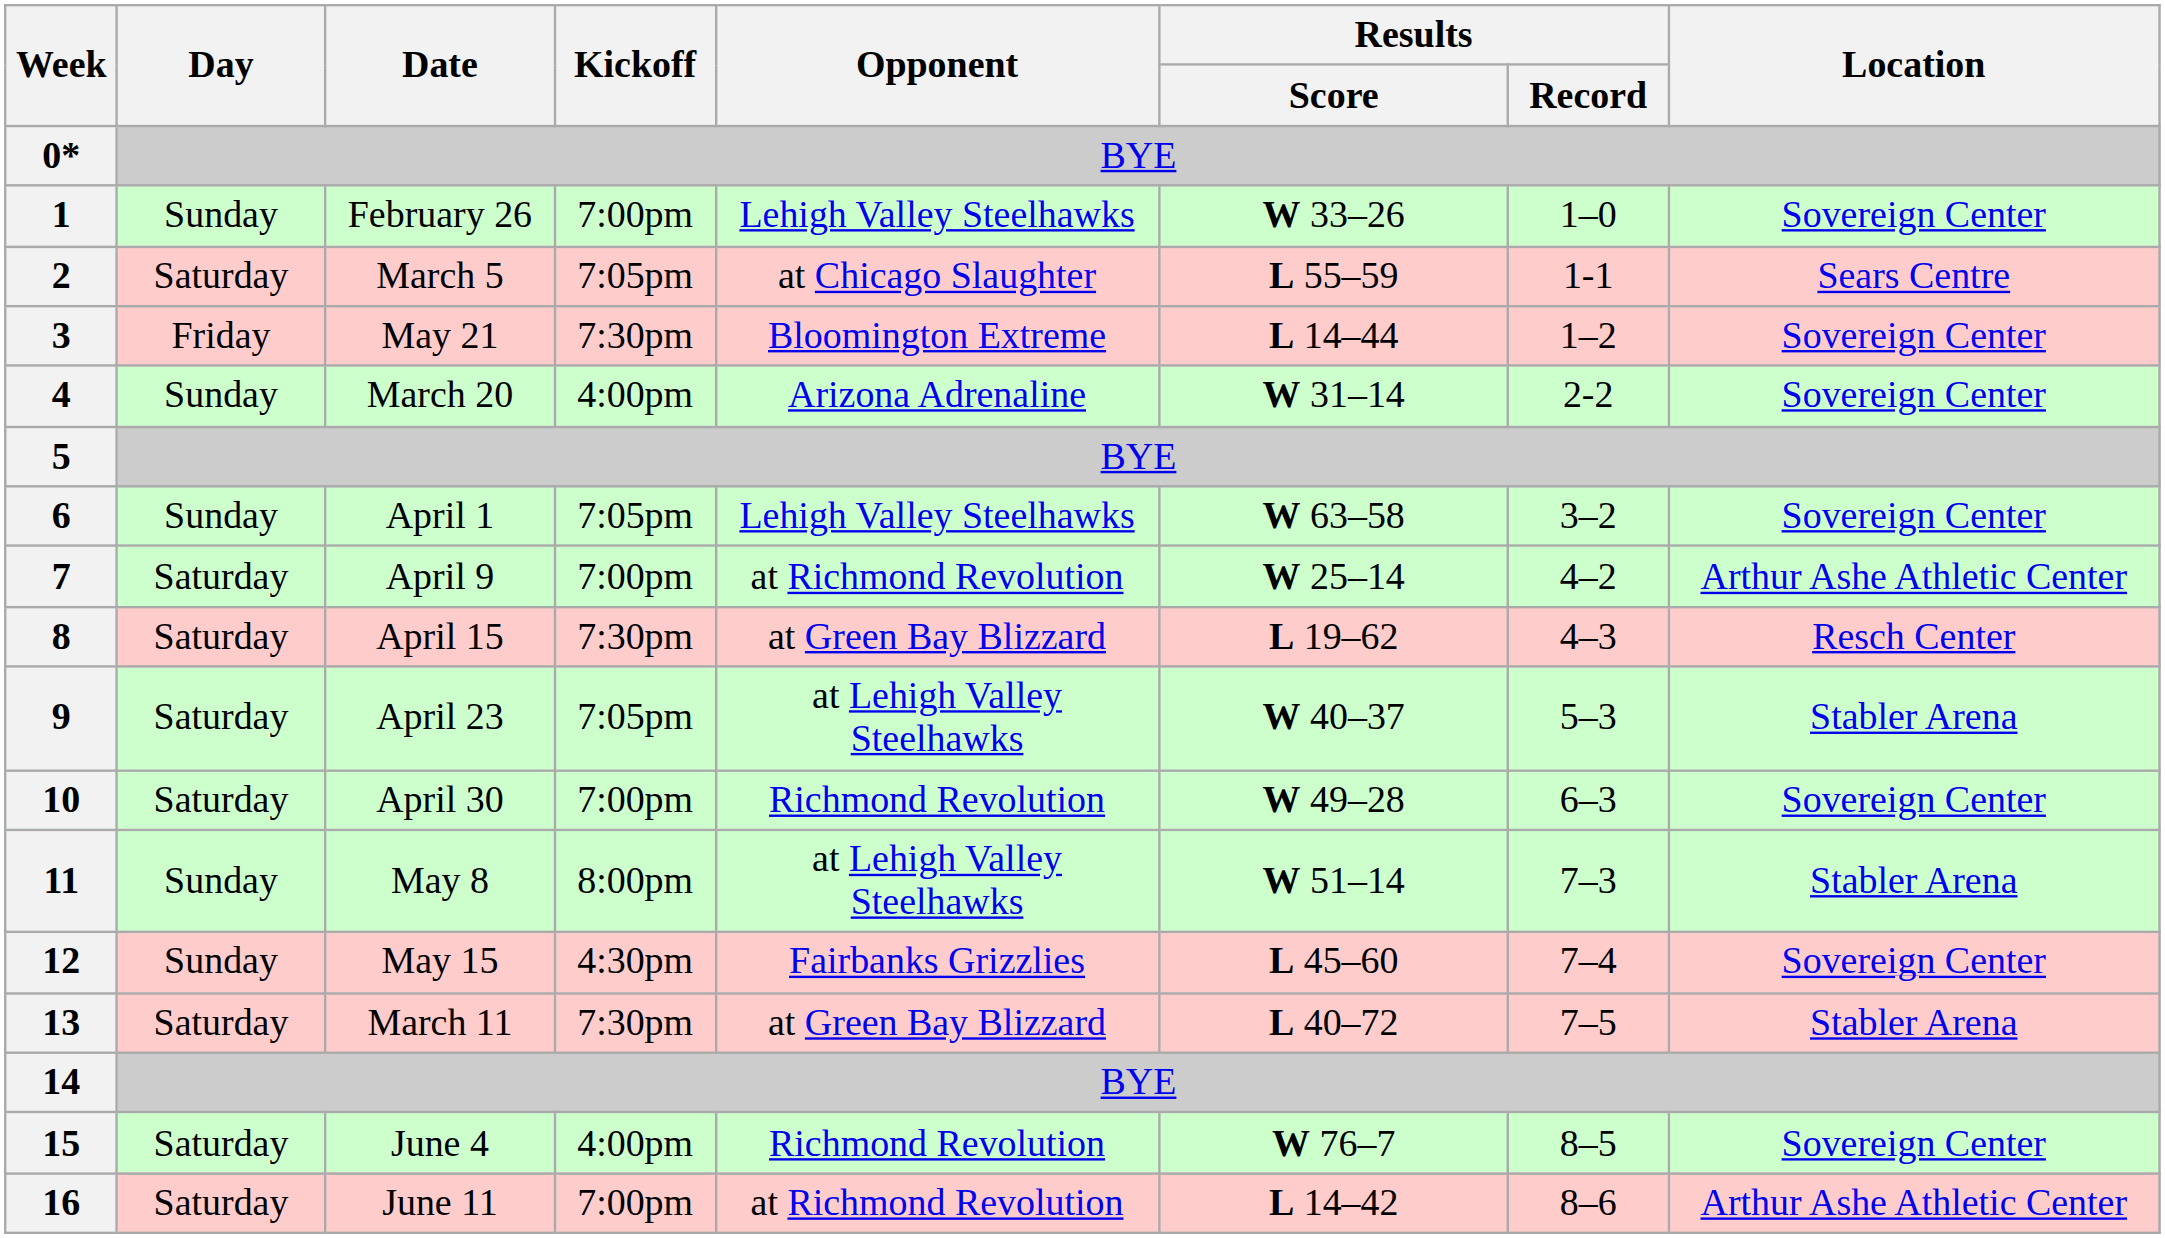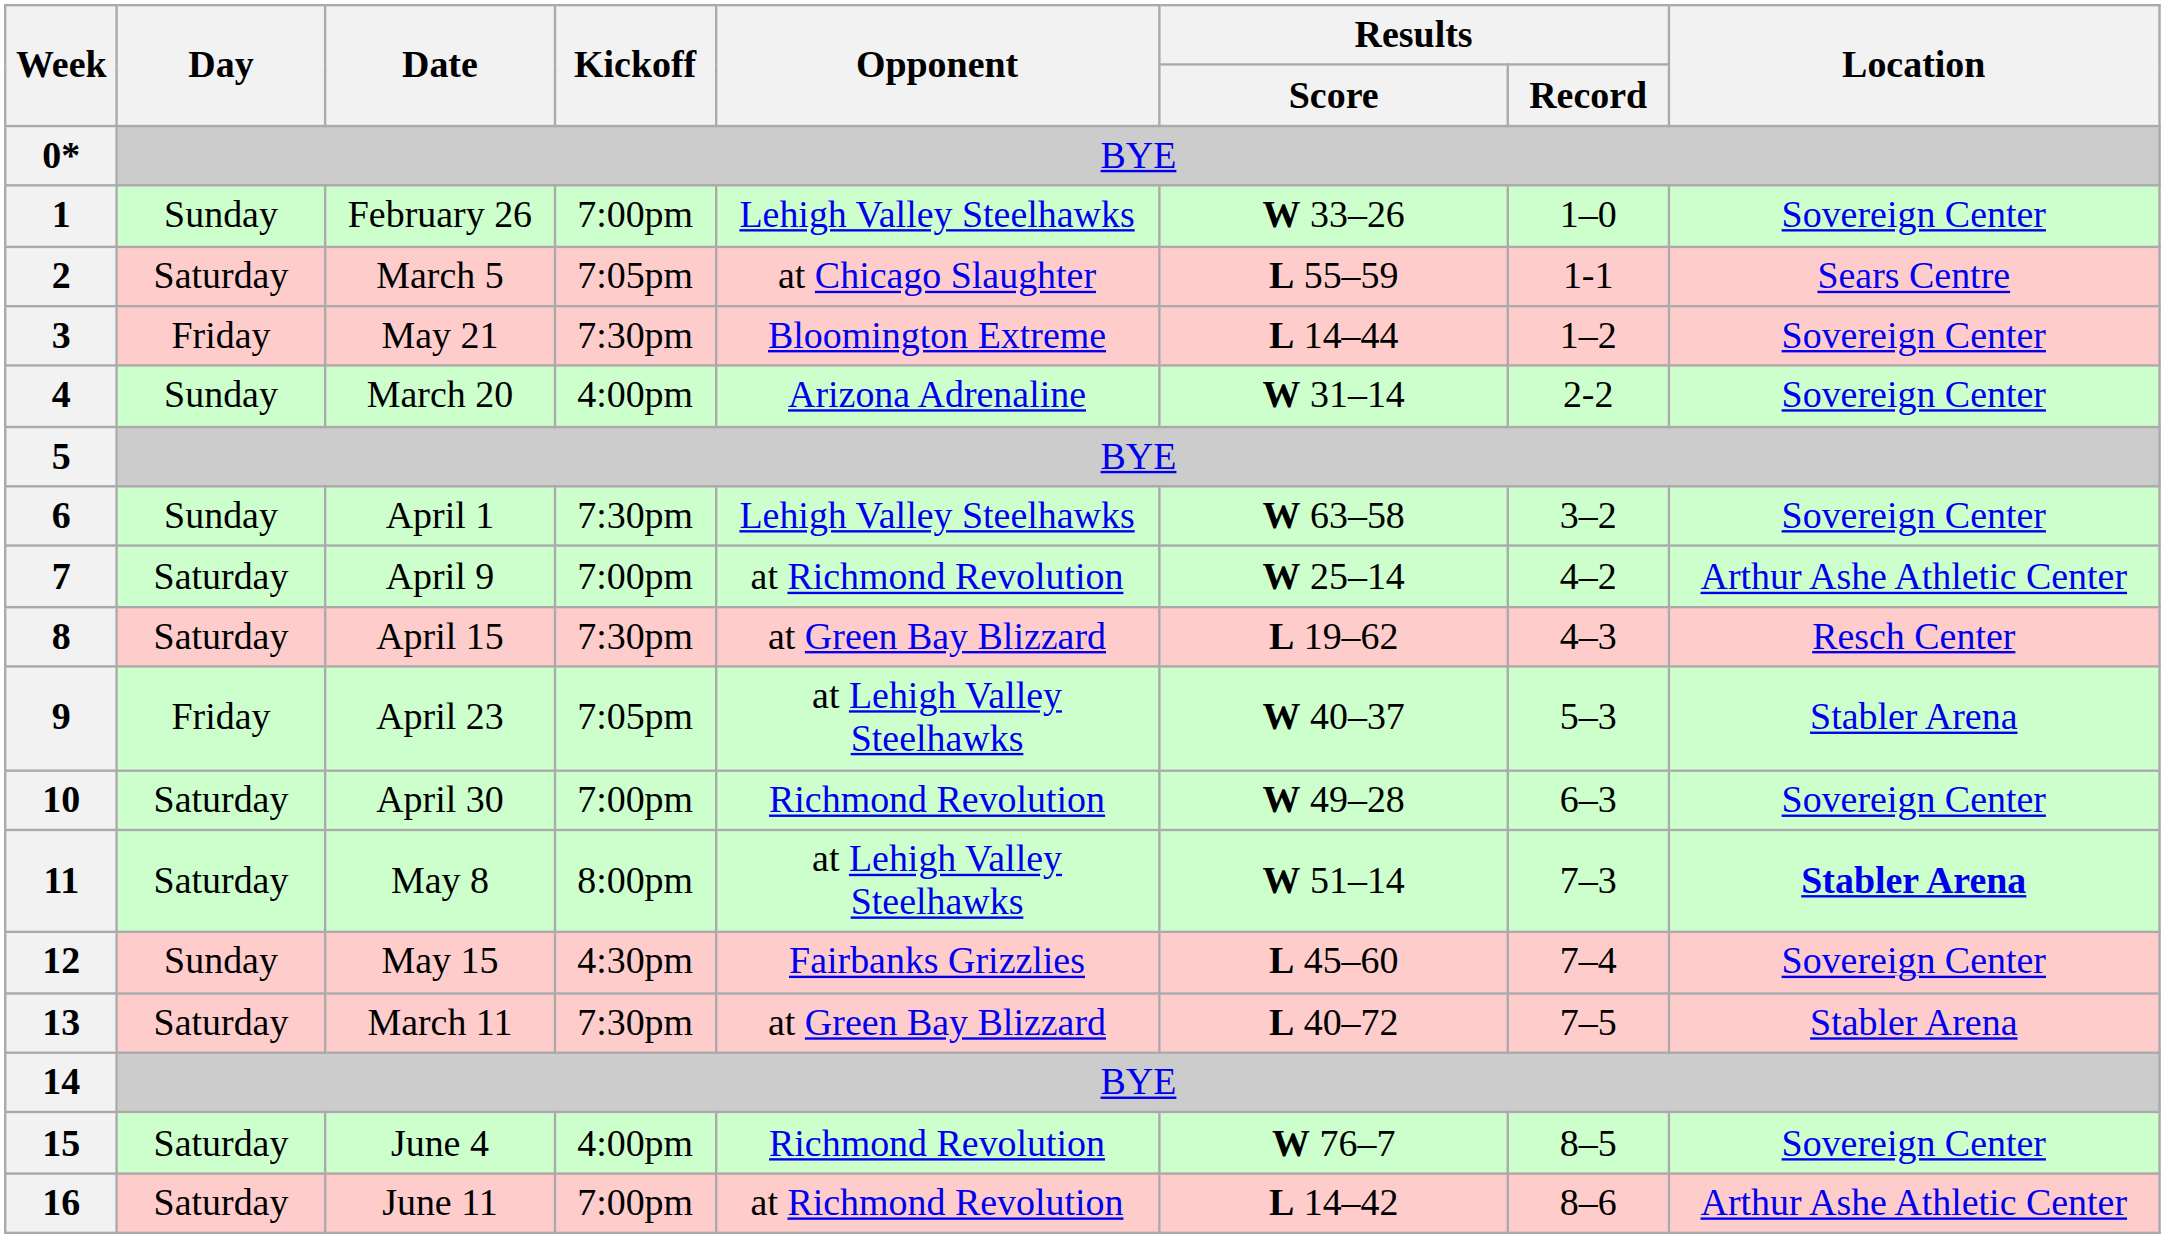(635, 515) 7:05pm -> (635, 515) 7:30pm
(221, 717) Saturday -> (221, 717) Friday
(221, 880) Sunday -> (221, 880) Saturday
(1914, 880) normal -> (1914, 880) bold
